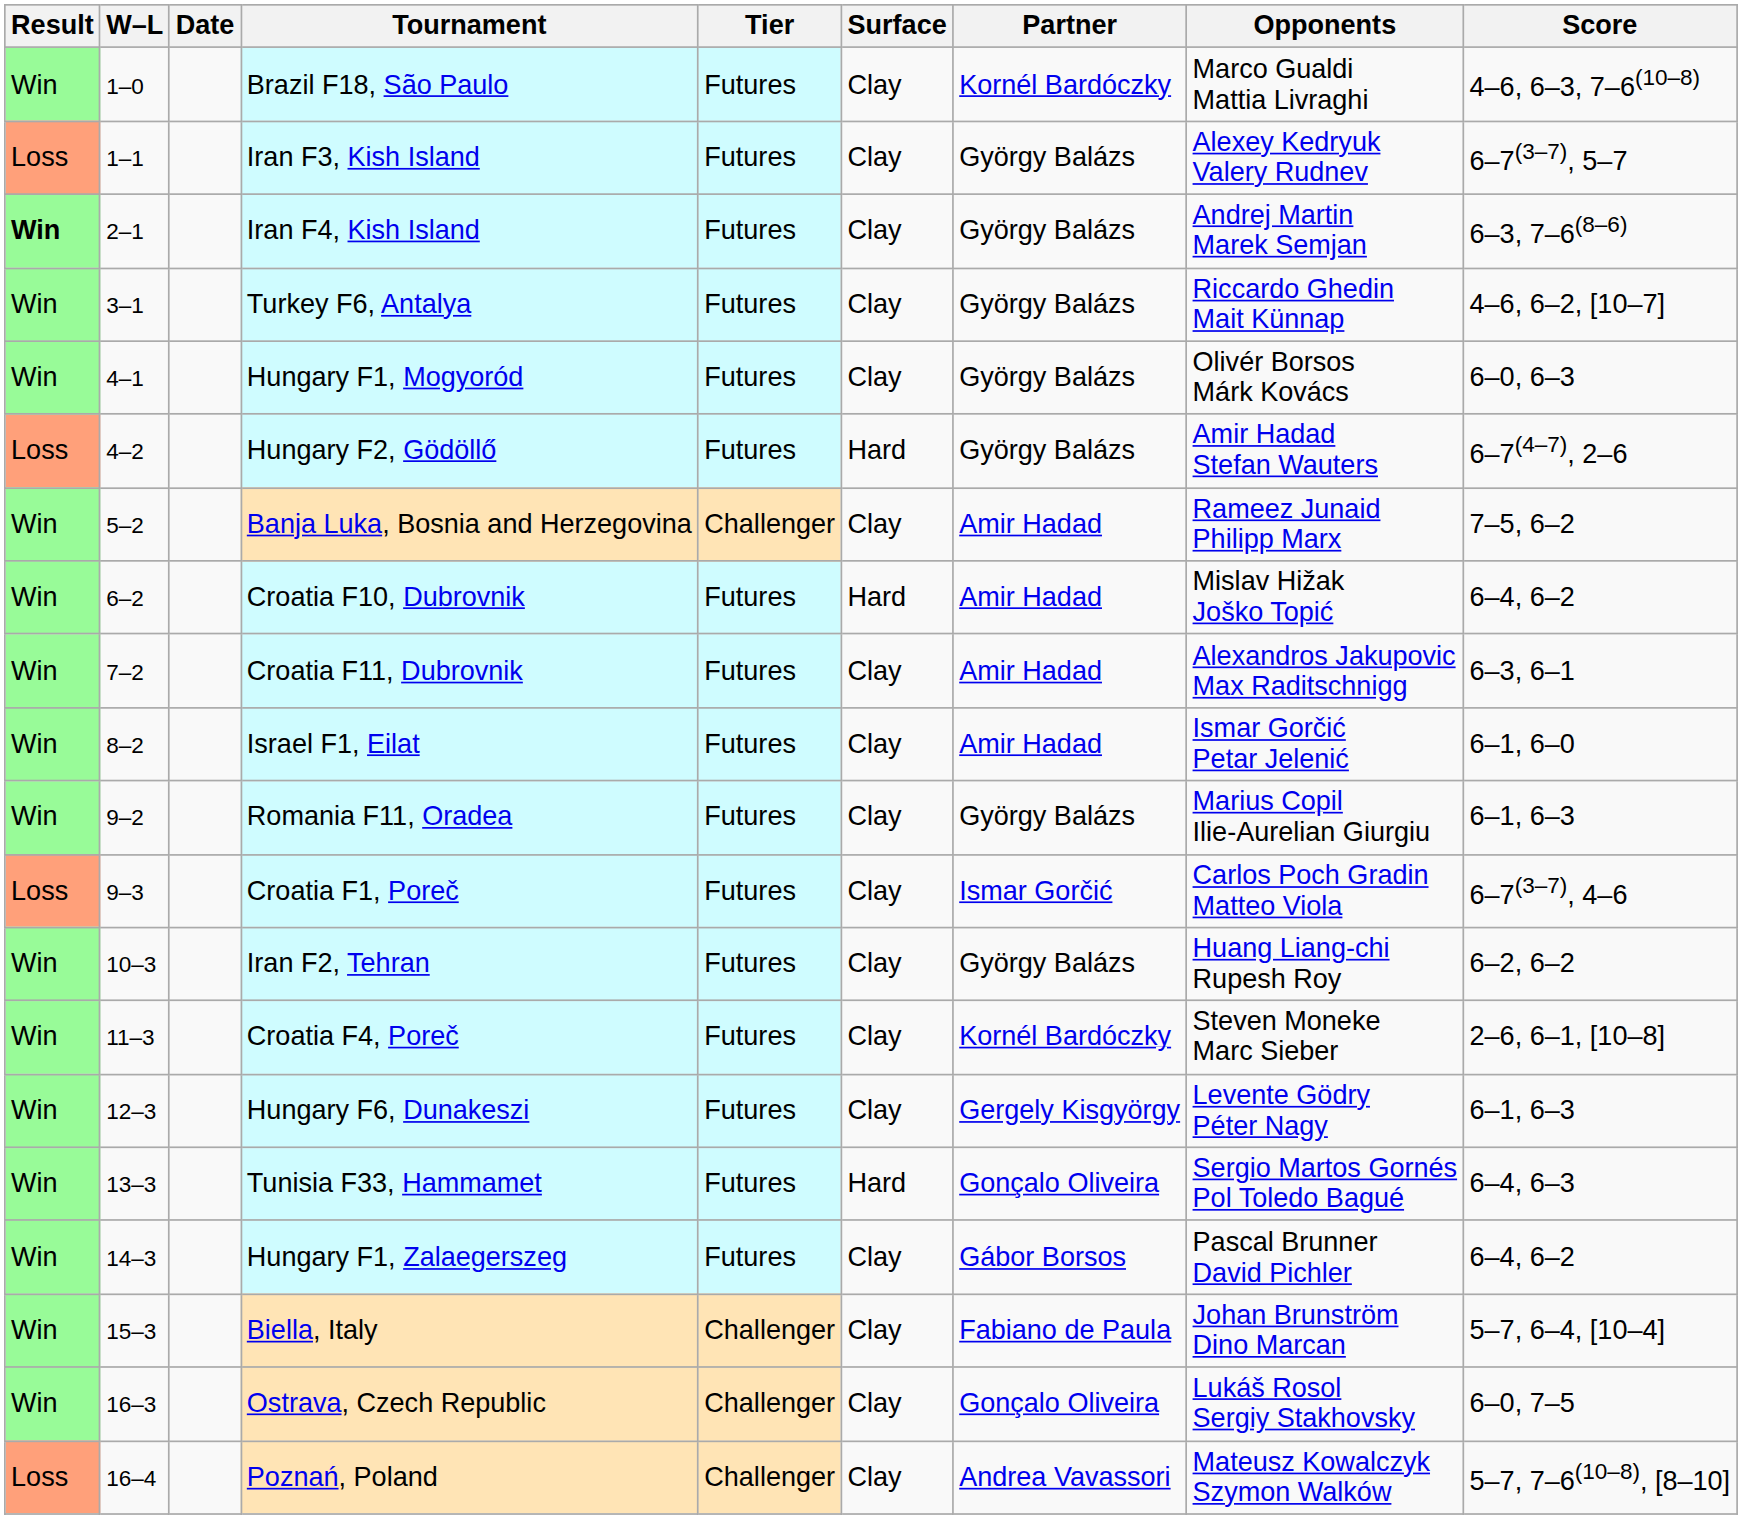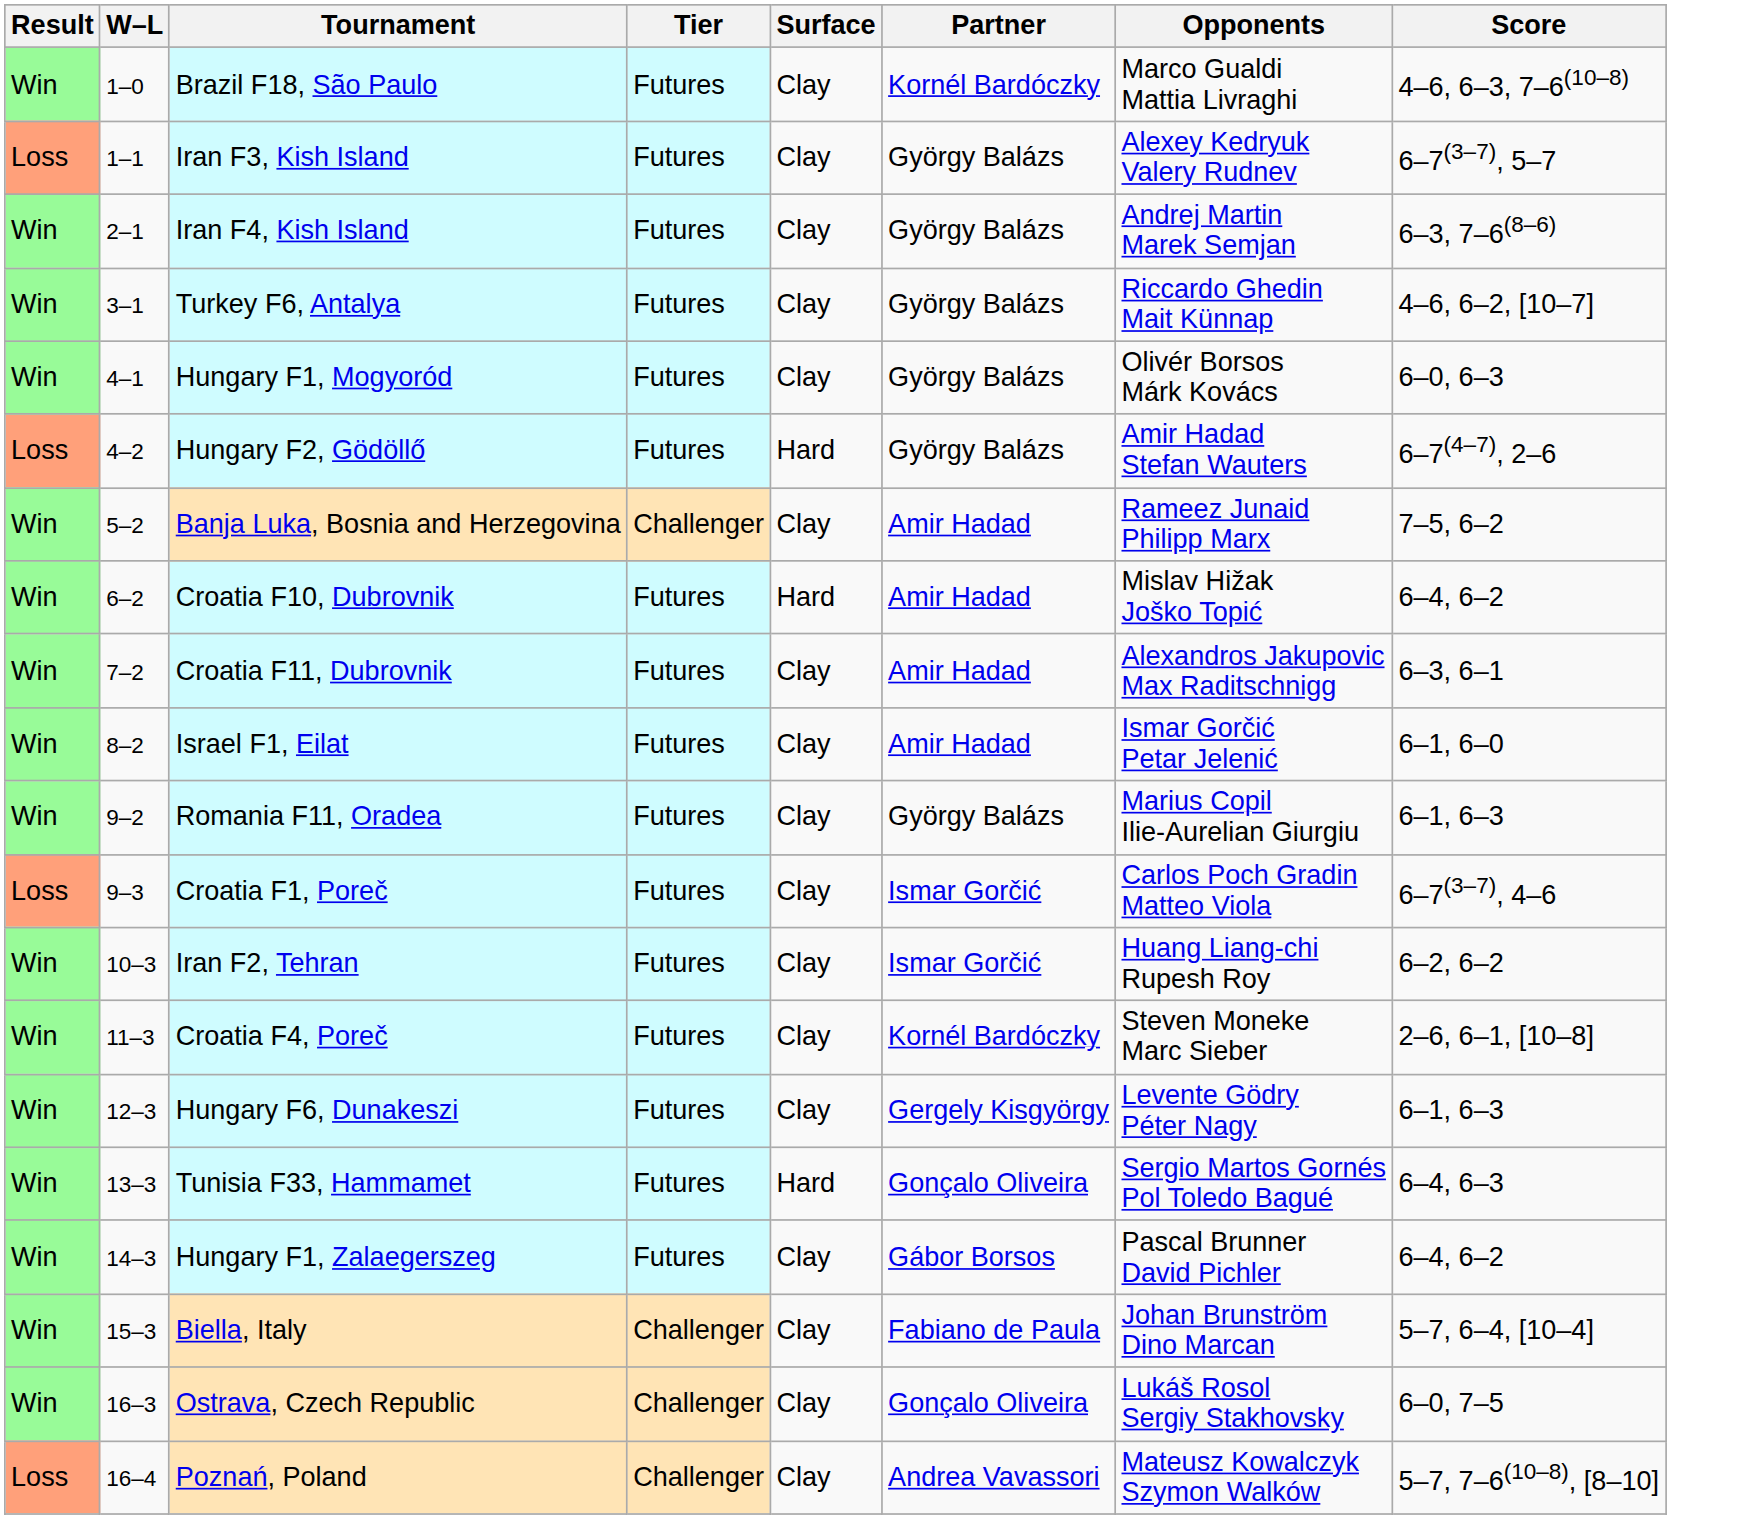- column: (205, 25)
(36, 230) bold -> (34, 230) normal
(1047, 963) György Balázs -> (965, 963) Ismar Gorčić
